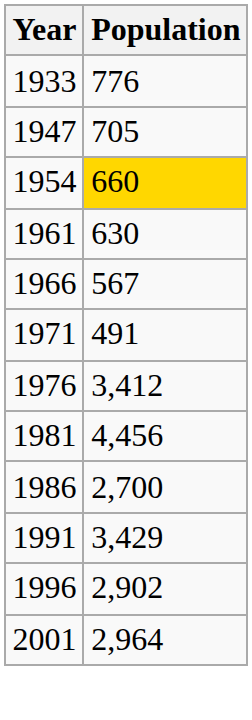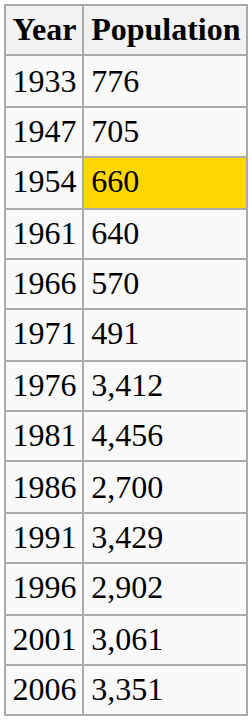(115, 232) 630 -> (115, 232) 640
(115, 283) 567 -> (115, 283) 570
(127, 638) 2,964 -> (127, 638) 3,061
+ row: (44, 689)
